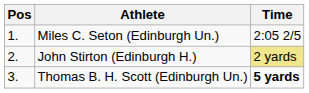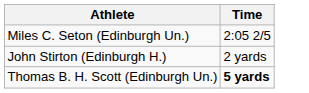- column: (19, 14)
(275, 56) khaki background -> (245, 56) no background
